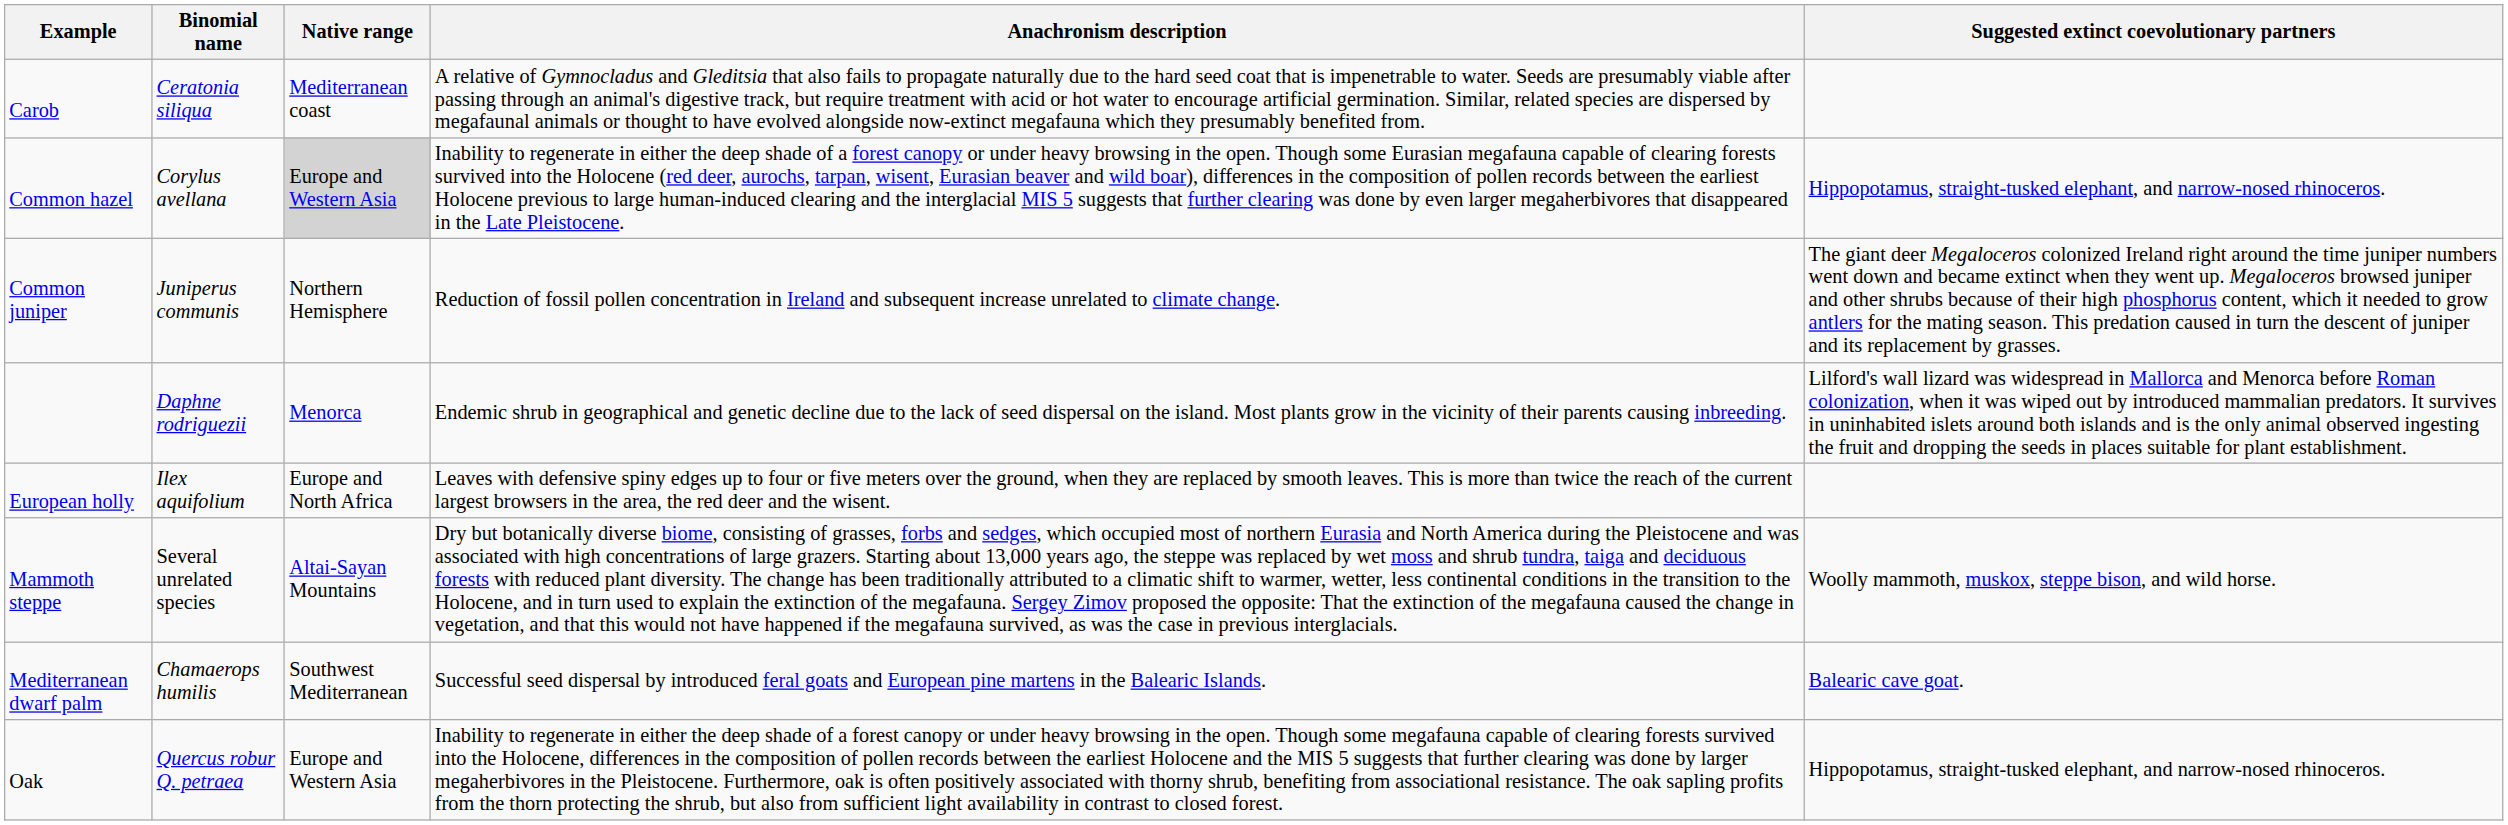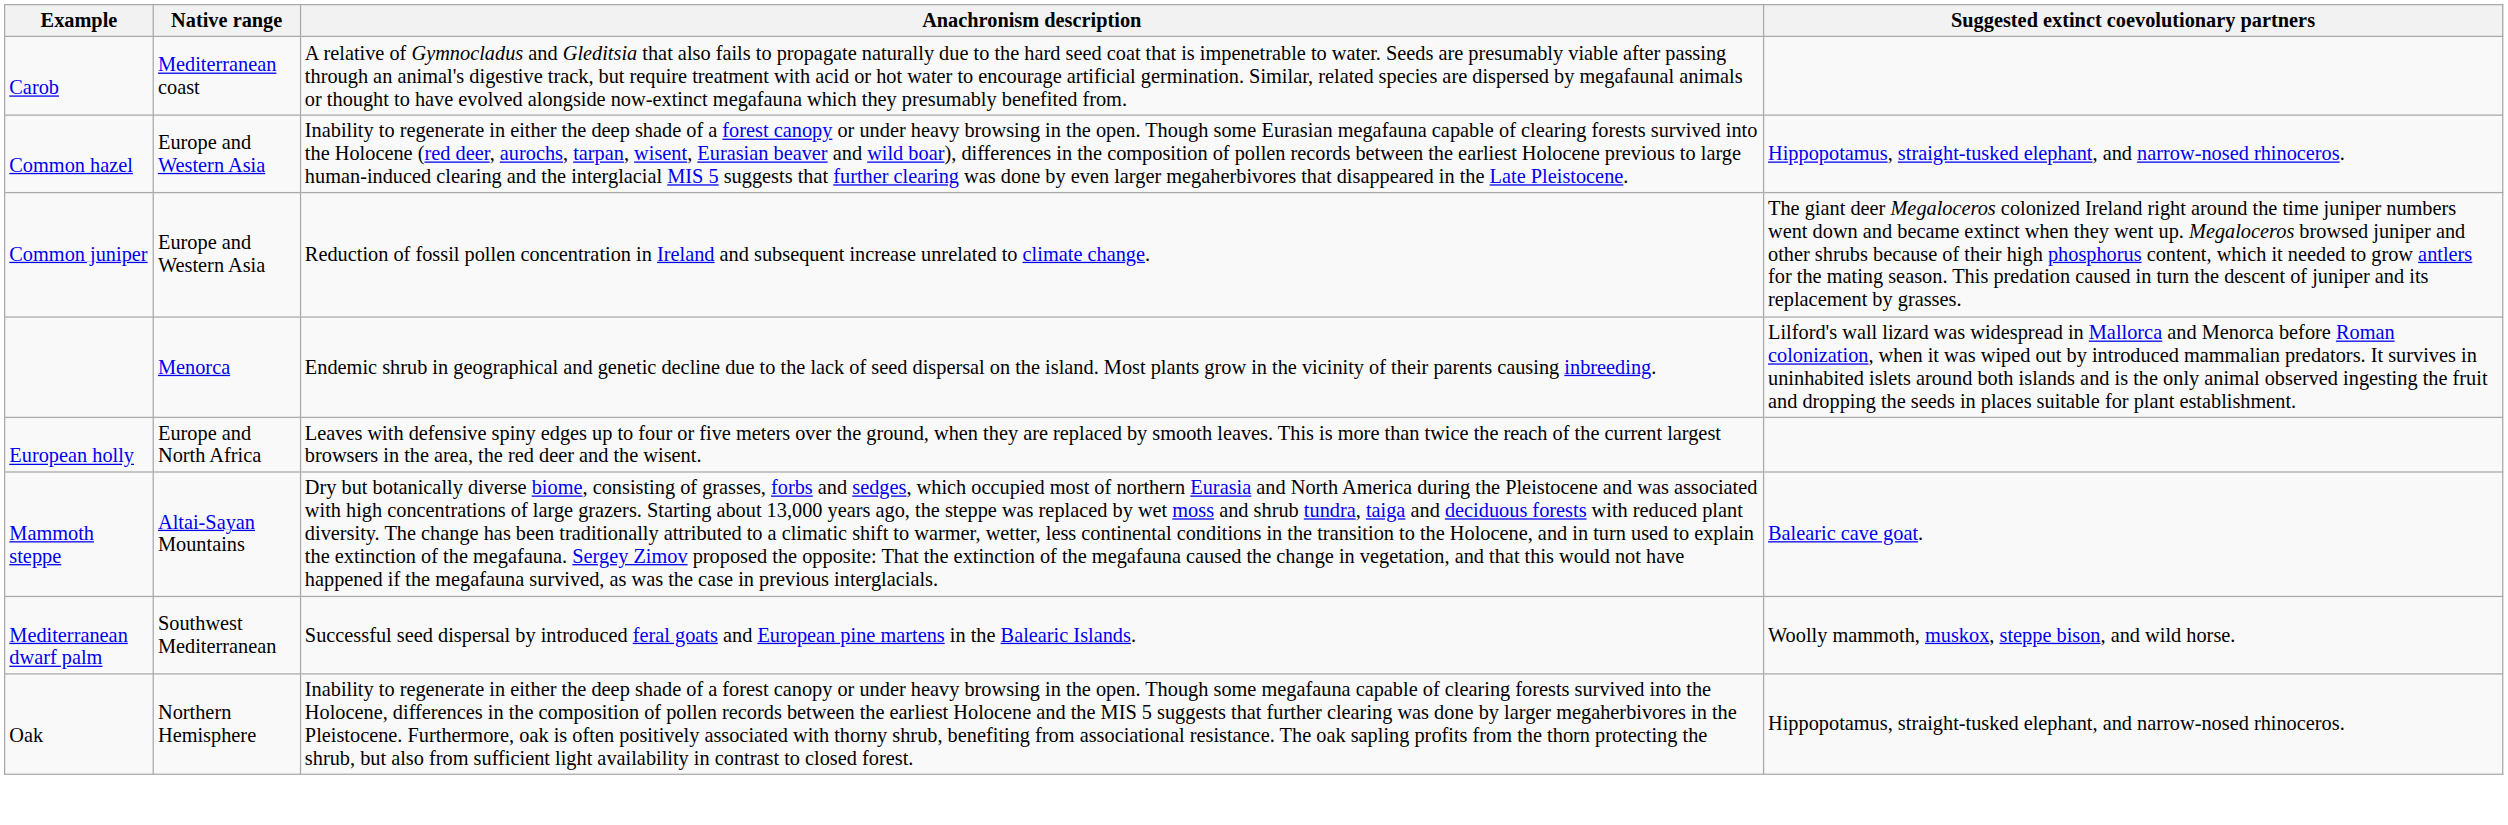- column: (218, 32)
(343, 187) lightgrey background -> (212, 153) no background
(338, 300) Northern Hemisphere -> (212, 254) Europe and Western Asia
(2042, 579) Woolly mammoth, muskox, steppe bison, and wild horse. -> (1846, 534) Balearic cave goat.
(1886, 680) Balearic cave goat. -> (2002, 634) Woolly mammoth, muskox, steppe bison, and wild horse.
(343, 769) Europe and Western Asia -> (207, 724) Northern Hemisphere
